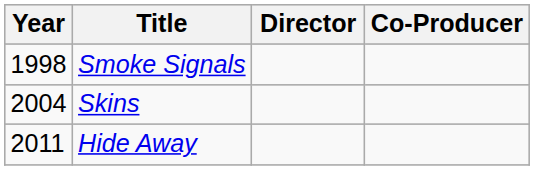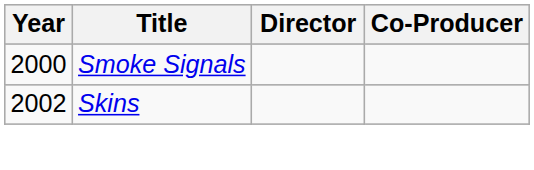(39, 64) 1998 -> (39, 64) 2000
(39, 104) 2004 -> (39, 104) 2002
- row: (137, 143)
